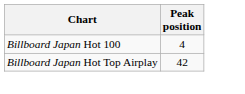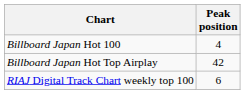+ row: (100, 80)
